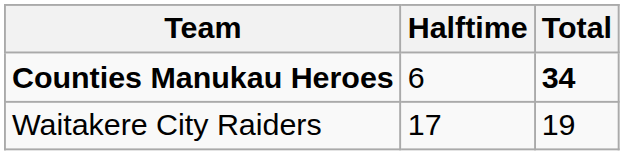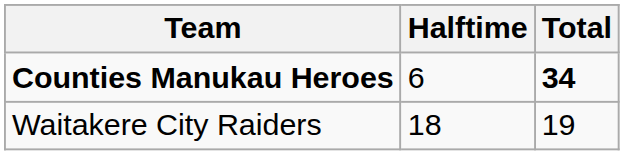(425, 125) 17 -> (425, 125) 18
